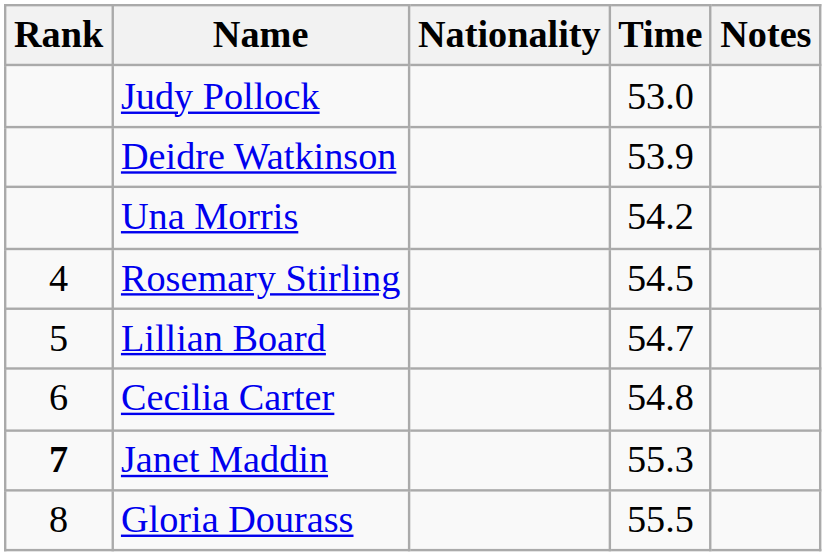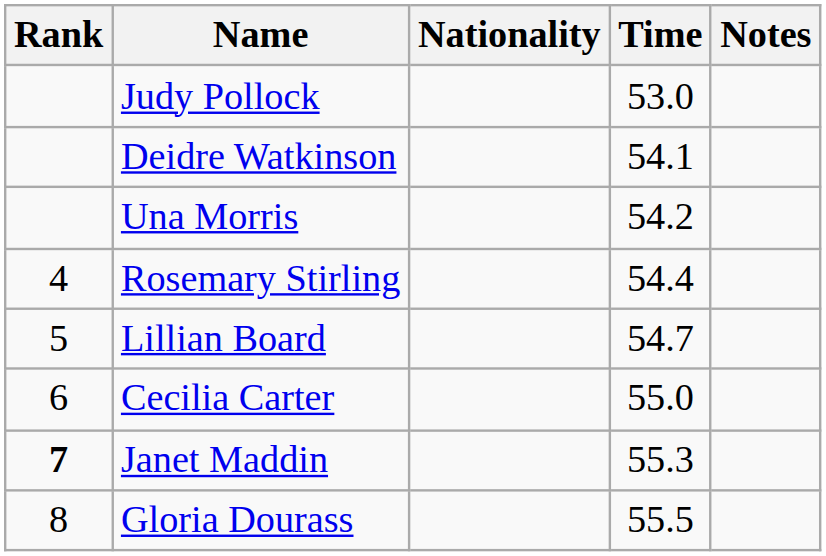(660, 156) 53.9 -> (660, 156) 54.1
(660, 277) 54.5 -> (660, 277) 54.4
(660, 398) 54.8 -> (660, 398) 55.0
